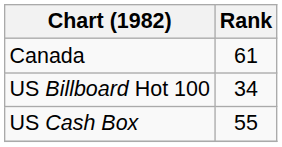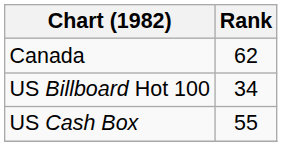(246, 55) 61 -> (246, 55) 62
